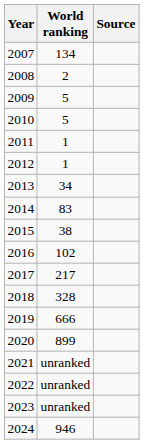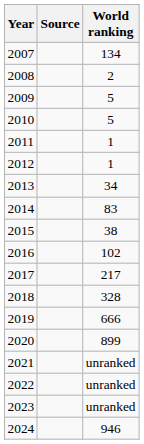columns swapped: (65, 23) <-> (116, 23)
